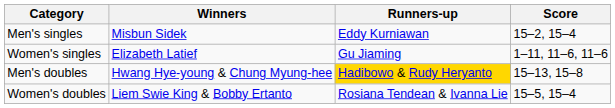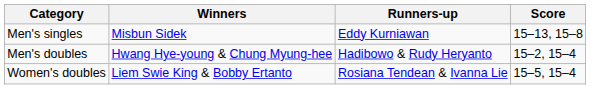(545, 34) 15–2, 15–4 -> (548, 34) 15–13, 15–8
- row: (54, 53)
(415, 73) gold background -> (415, 53) no background
(548, 73) 15–13, 15–8 -> (545, 53) 15–2, 15–4
